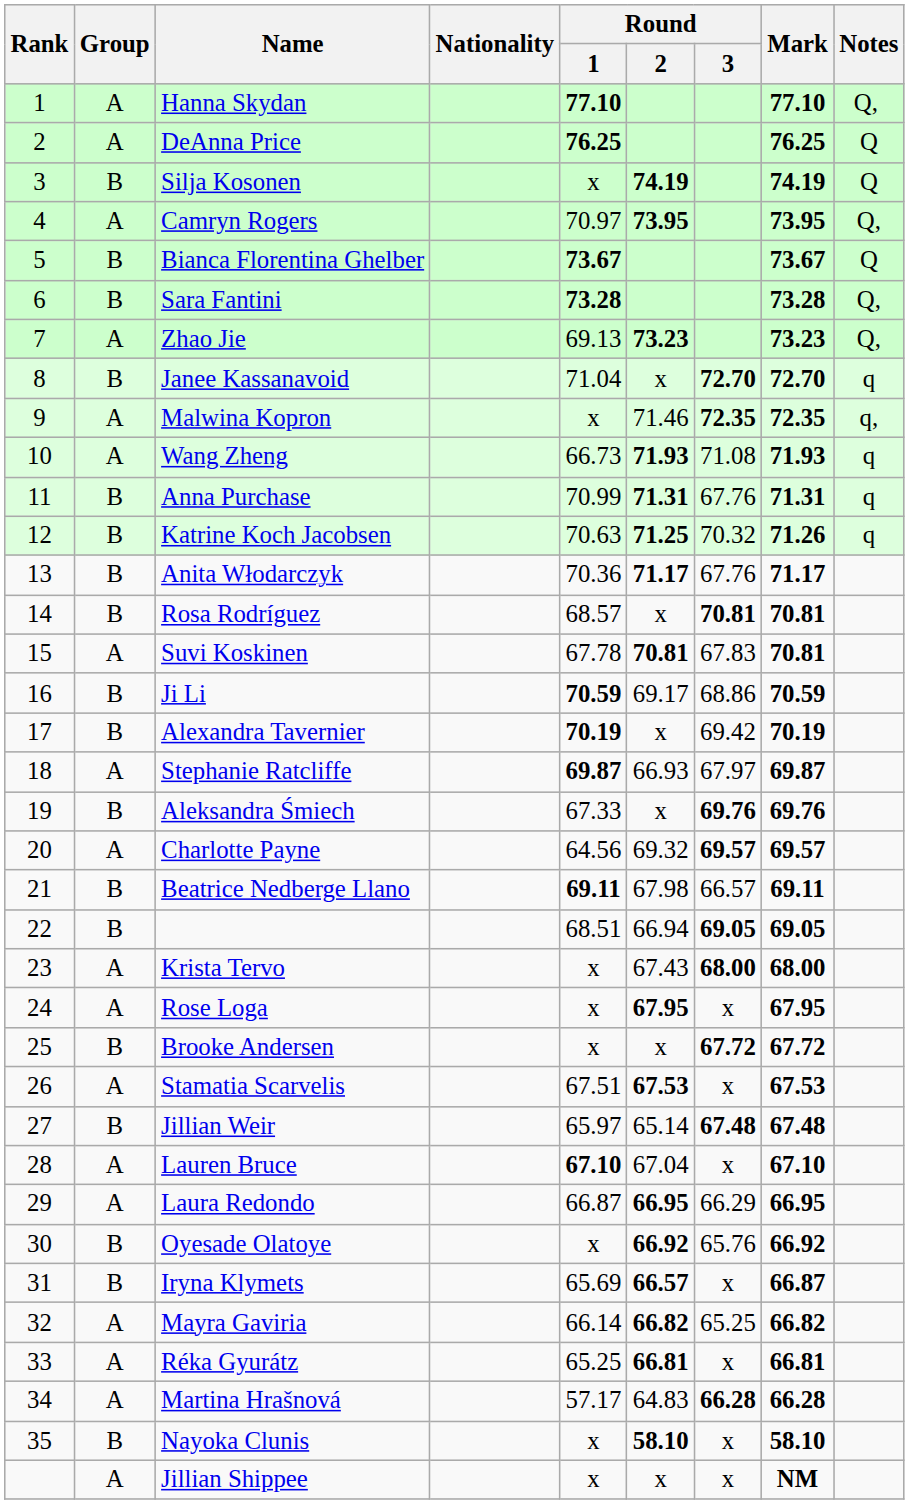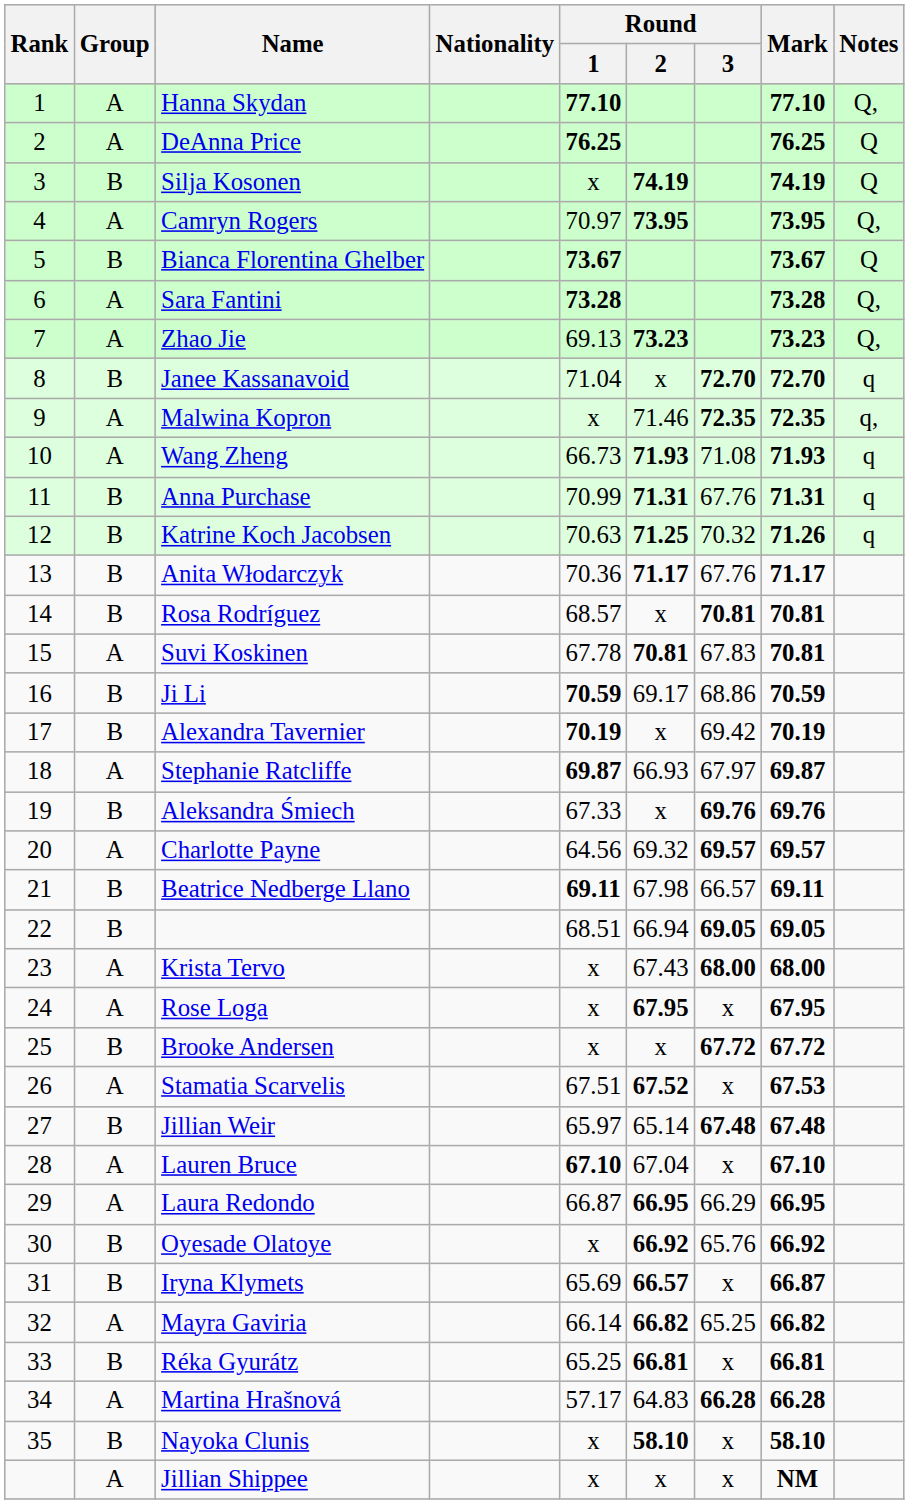(115, 299) B -> (115, 299) A
(661, 1086) 67.53 -> (661, 1086) 67.52
(115, 1361) A -> (115, 1361) B
